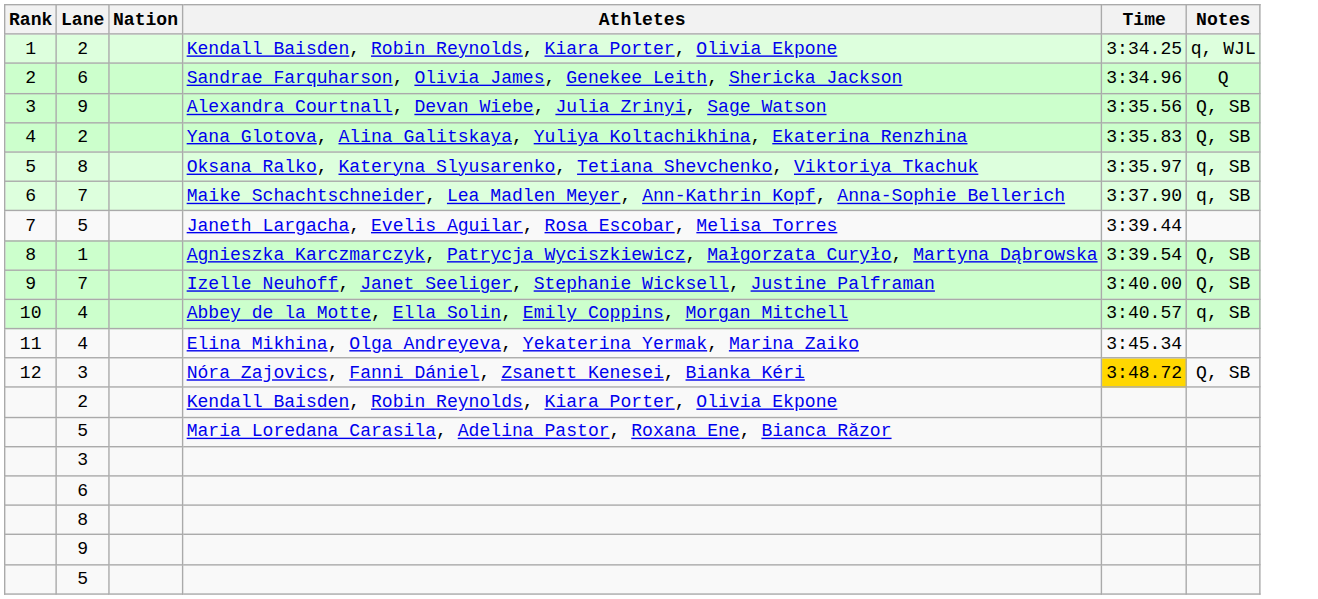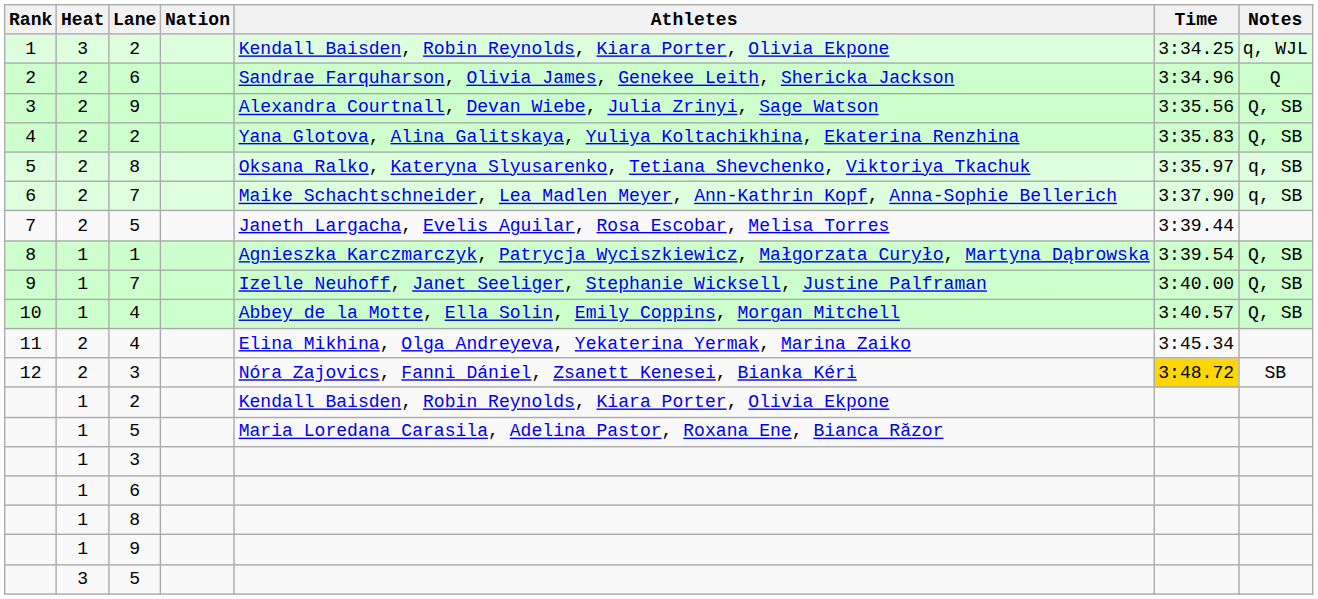+ column: (83, 19)
(1223, 314) q, SB -> (1275, 314) Q, SB
(1223, 373) Q, SB -> (1275, 373) SB
